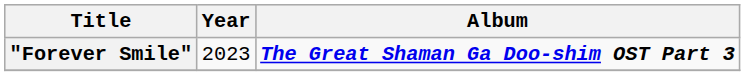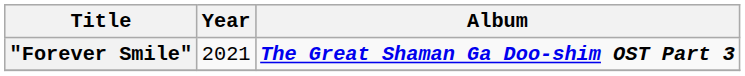(226, 54) 2023 -> (226, 54) 2021
